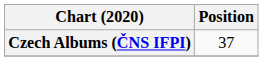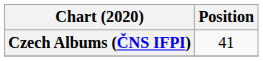(226, 42) 37 -> (226, 42) 41
